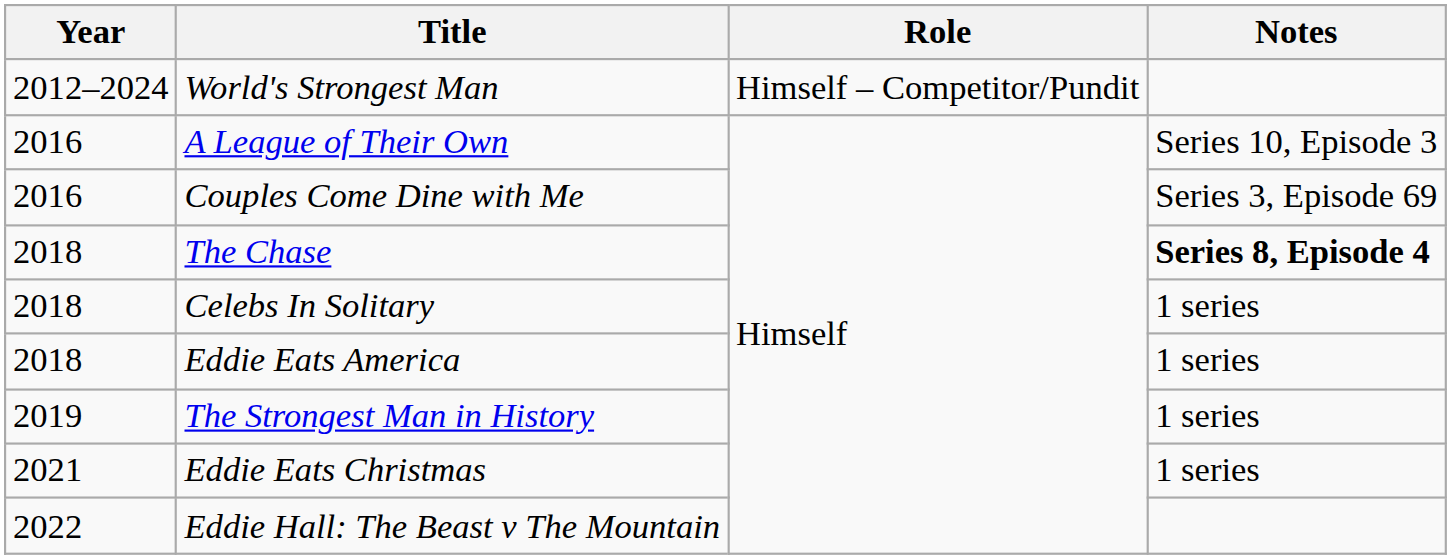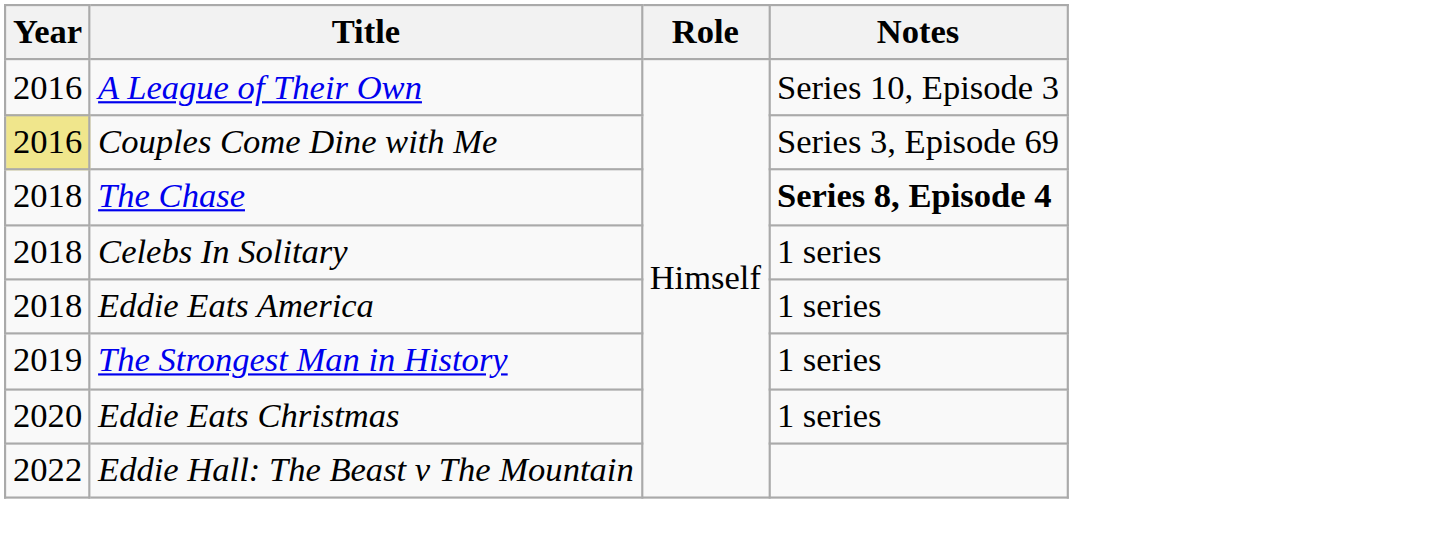- row: (341, 86)
(48, 196) no background -> (48, 141) khaki background
(48, 470) 2021 -> (48, 415) 2020
